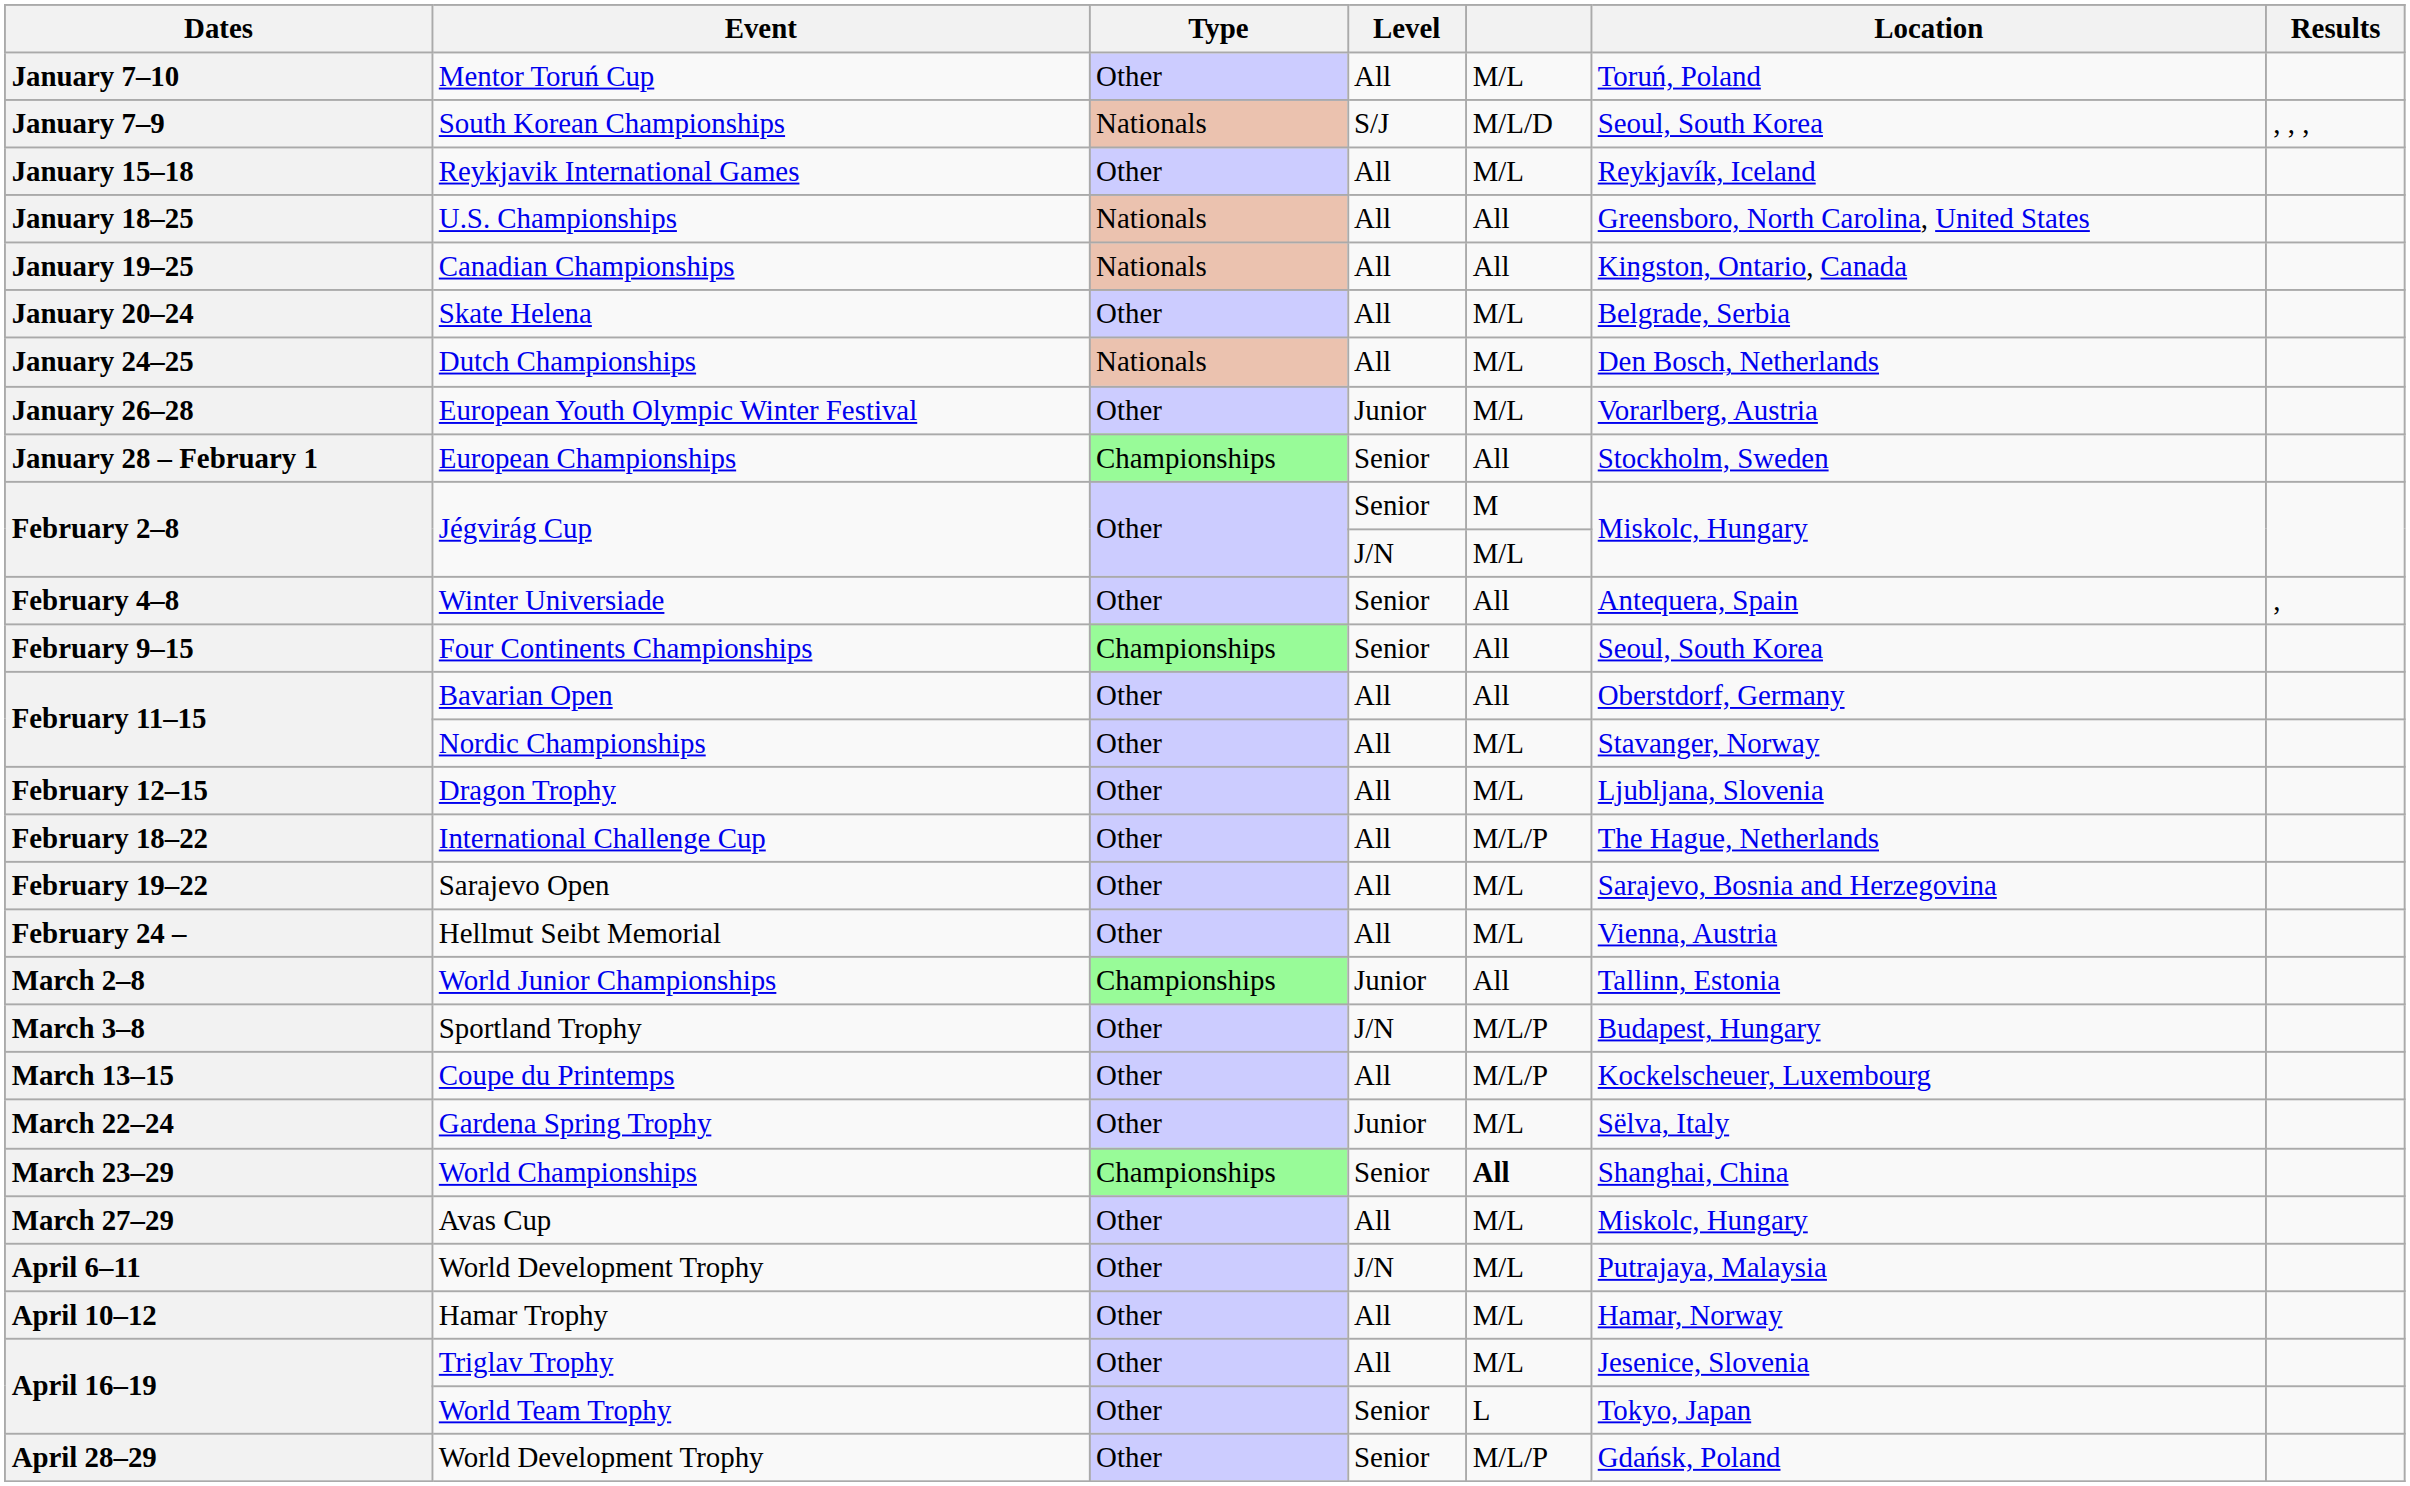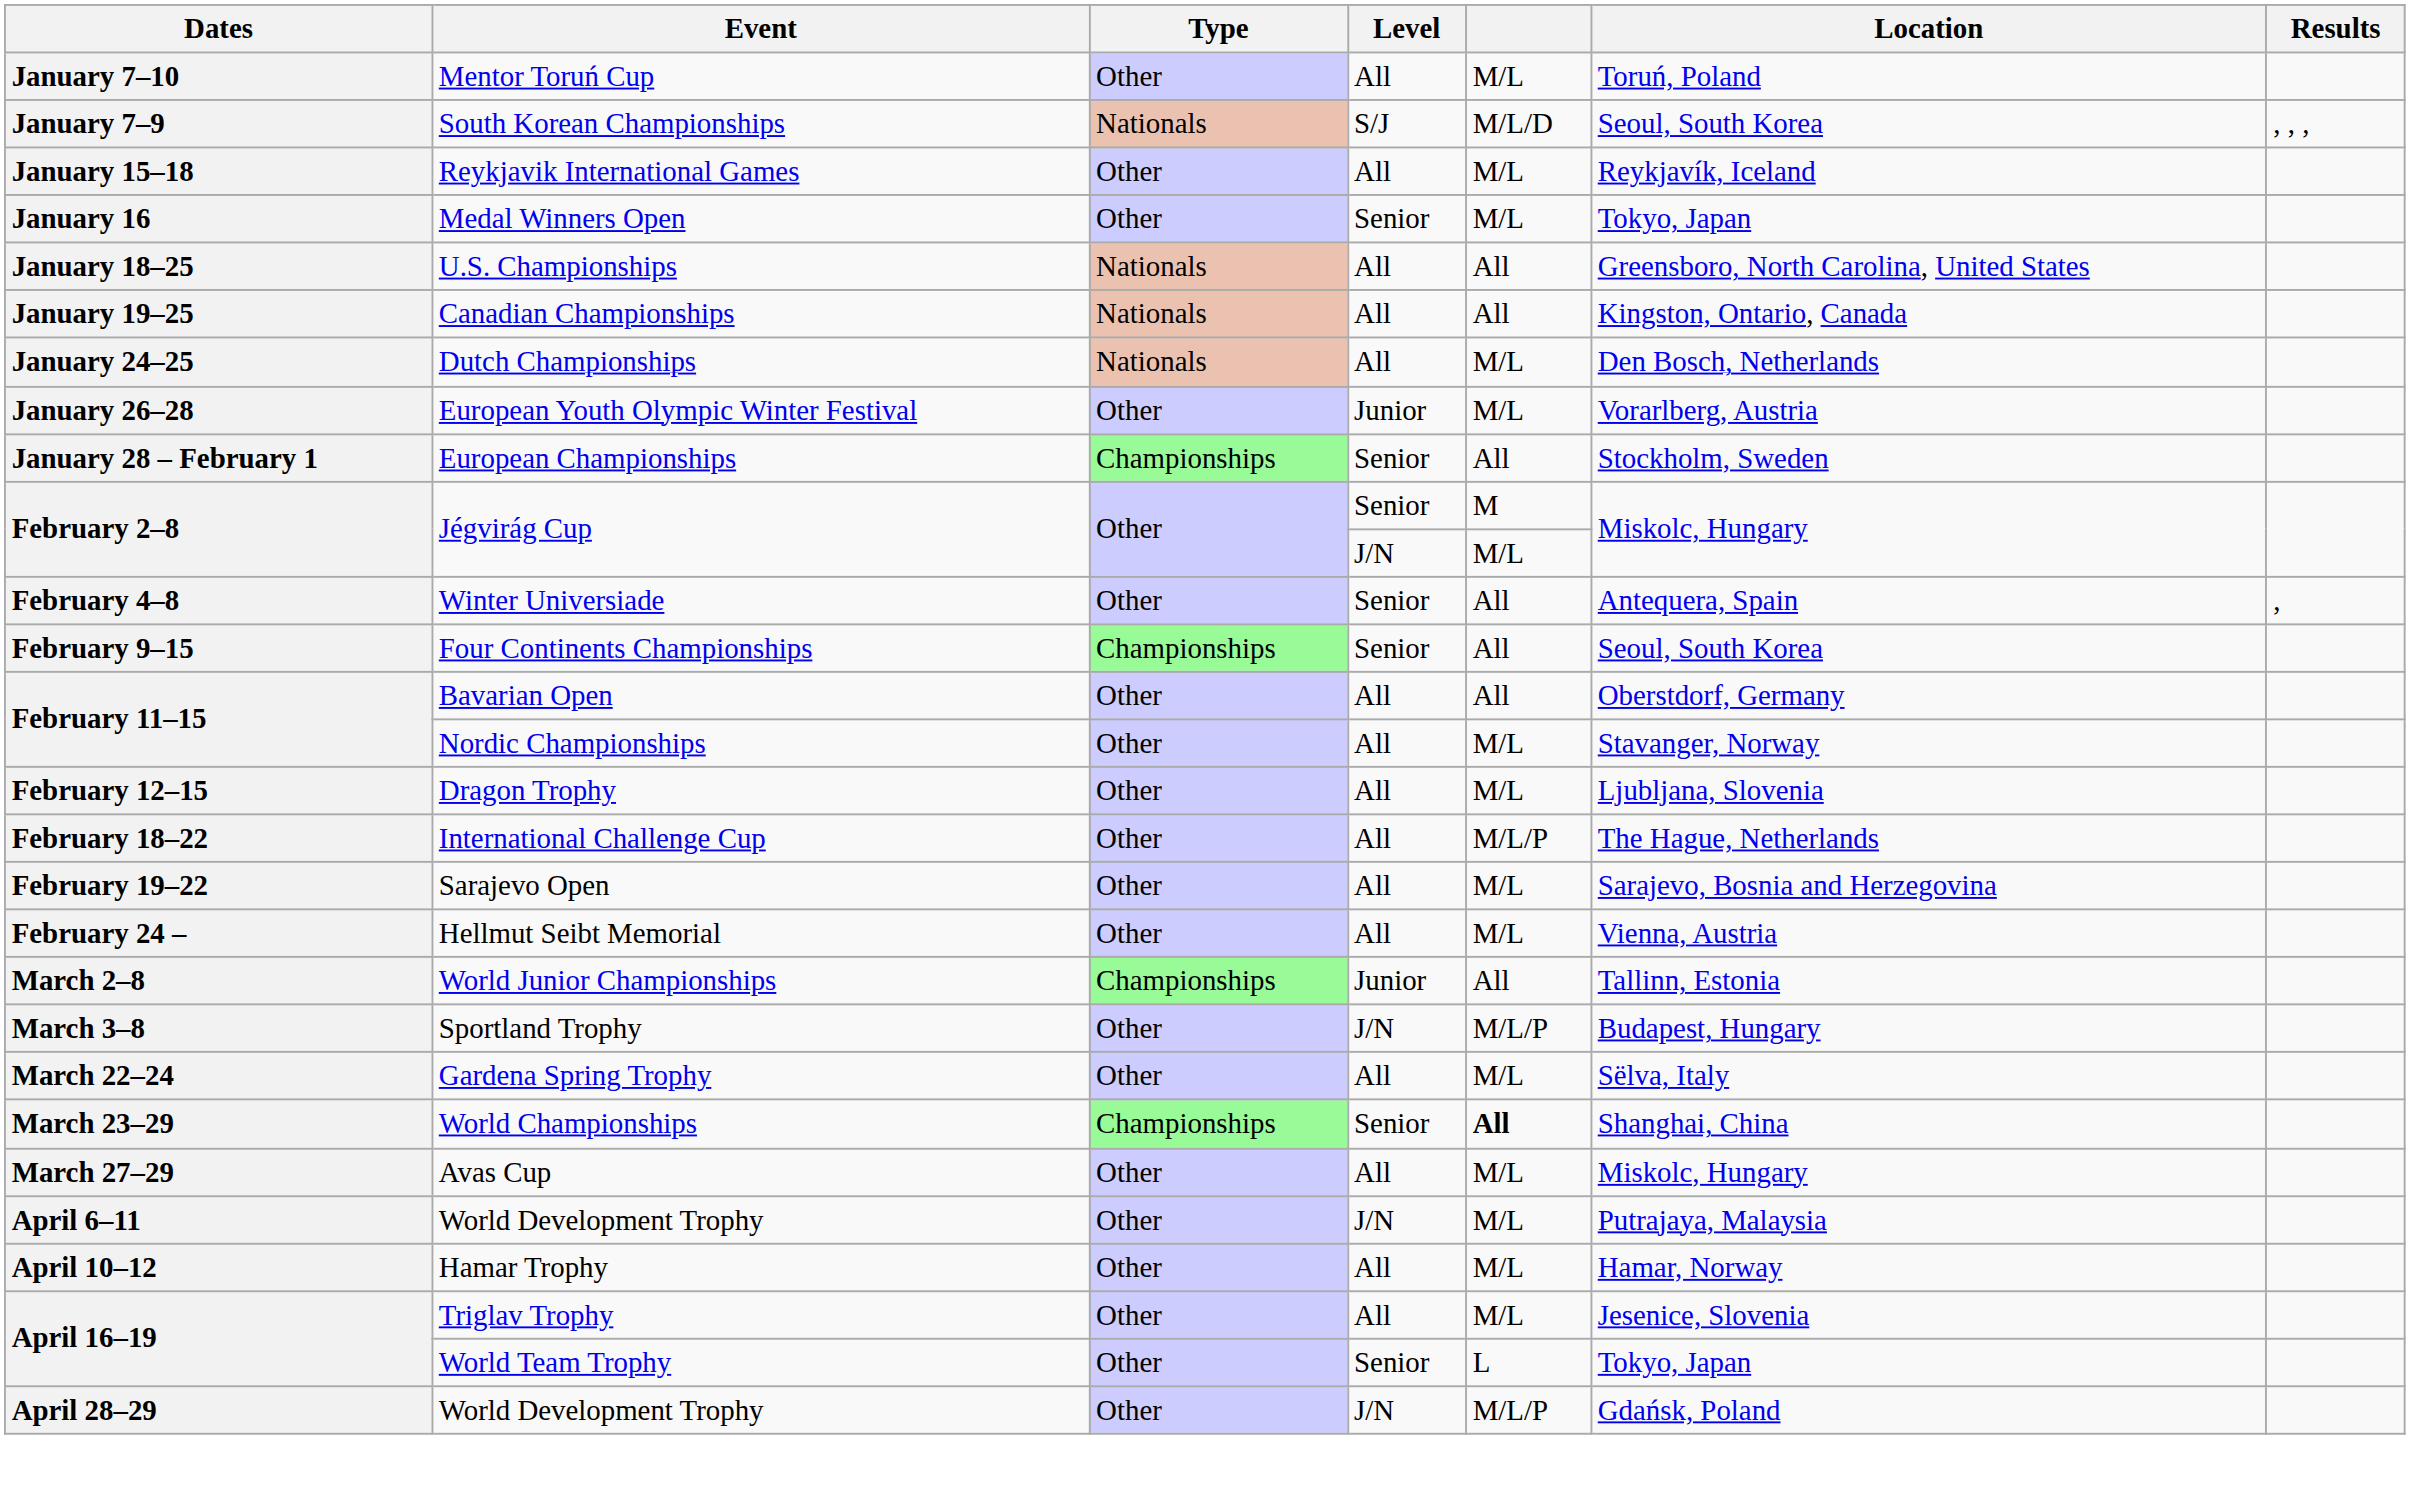+ row: (81, 218)
- row: (103, 314)
- row: (93, 1076)
(1390, 1123) Junior -> (1372, 1076) All
(1392, 1457) Senior -> (1374, 1409) J/N
